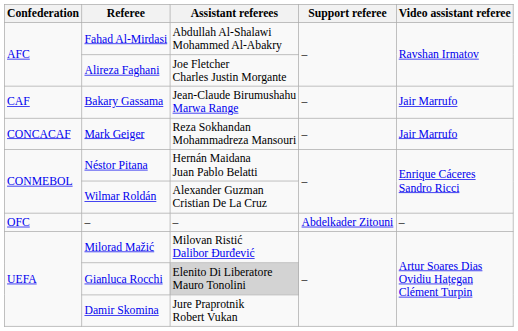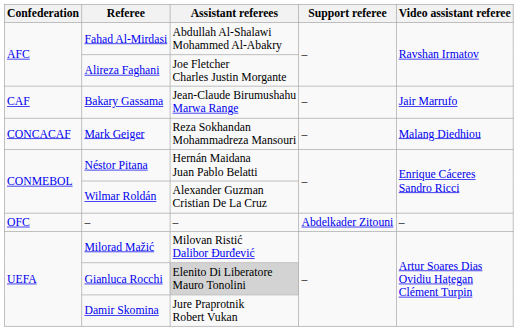(428, 133) Jair Marrufo -> (440, 133) Malang Diedhiou
